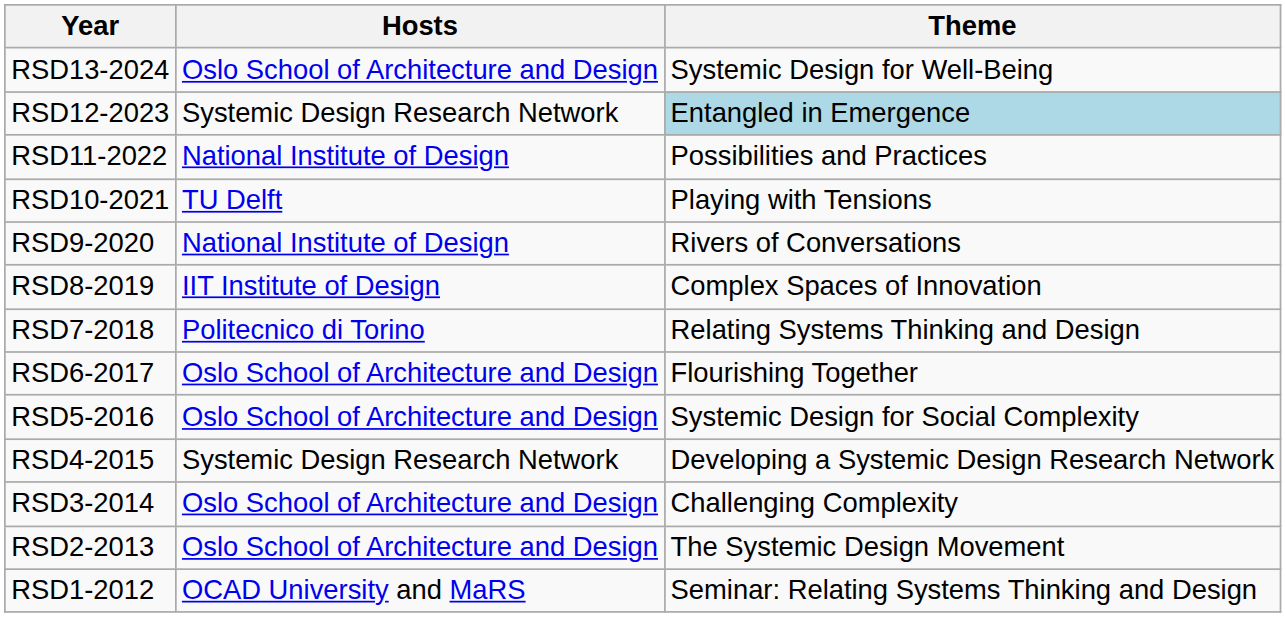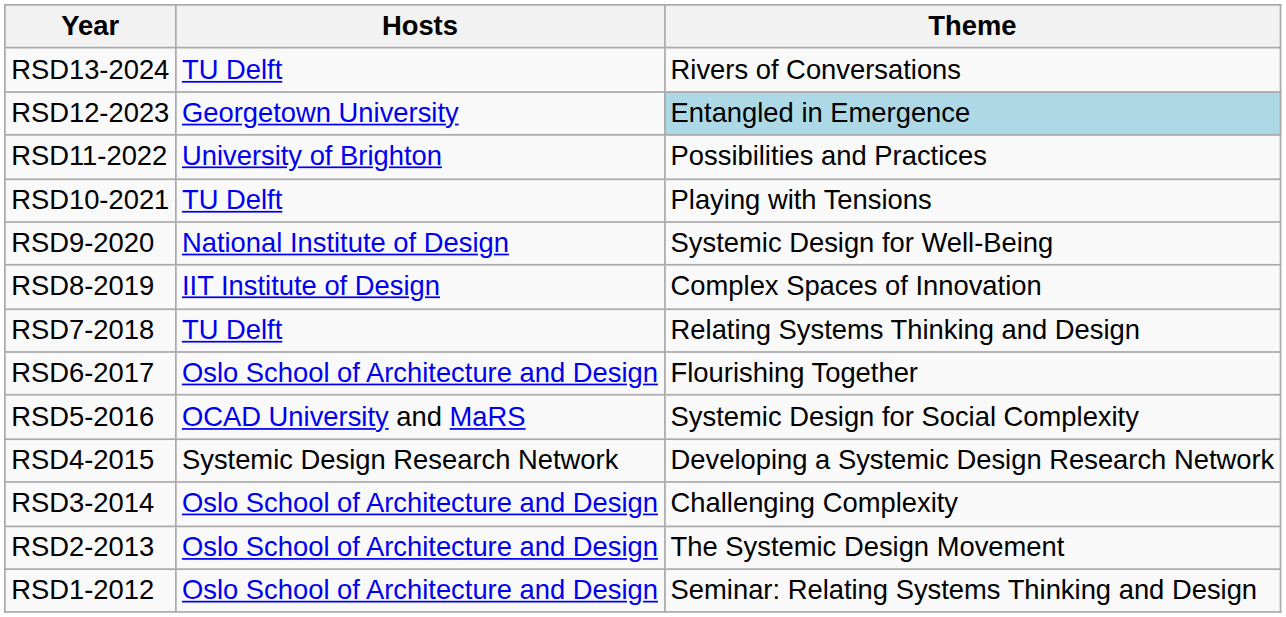(420, 69) Oslo School of Architecture and Design -> (232, 69) TU Delft
(862, 69) Systemic Design for Well-Being -> (816, 69) Rivers of Conversations
(400, 112) Systemic Design Research Network -> (320, 112) Georgetown University
(345, 156) National Institute of Design -> (312, 156) University of Brighton
(816, 243) Rivers of Conversations -> (862, 243) Systemic Design for Well-Being
(303, 329) Politecnico di Torino -> (232, 329) TU Delft
(420, 416) Oslo School of Architecture and Design -> (354, 416) OCAD University and MaRS
(354, 590) OCAD University and MaRS -> (420, 590) Oslo School of Architecture and Design
